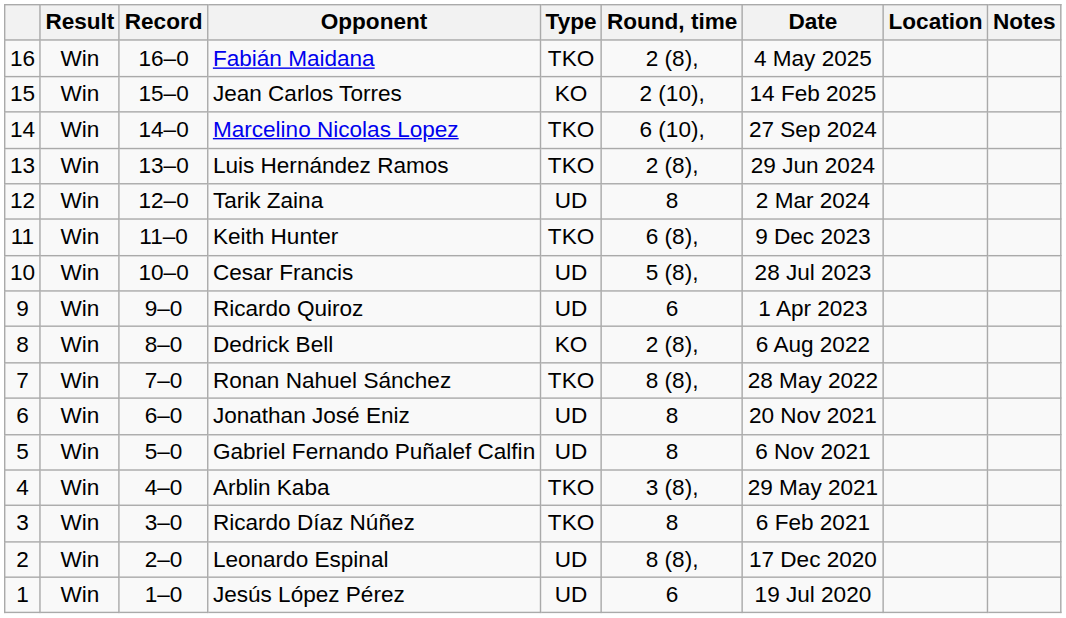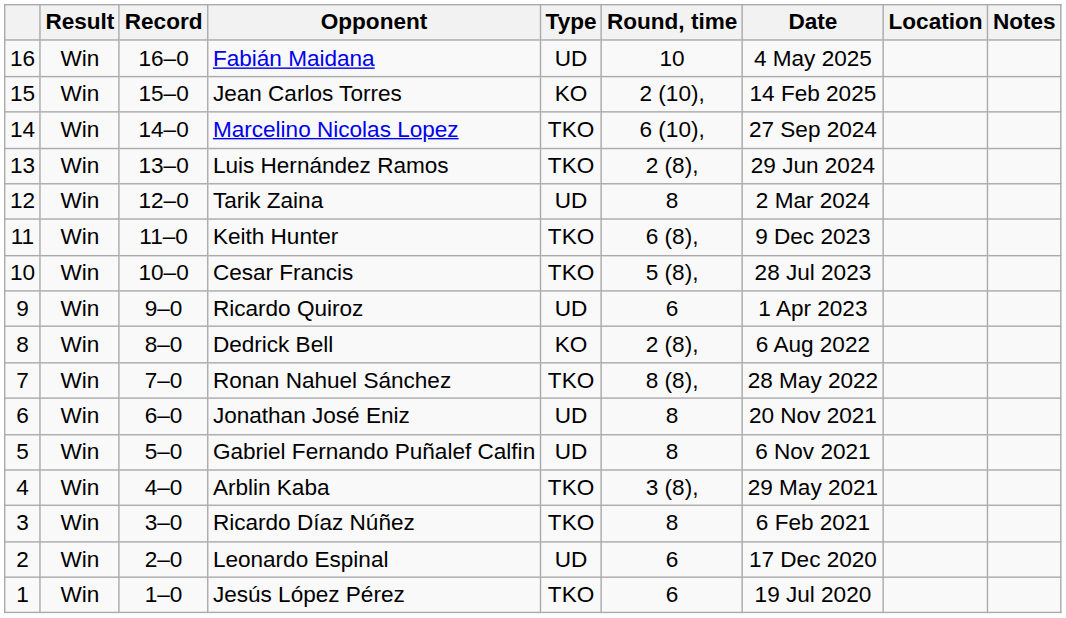(571, 58) TKO -> (571, 58) UD
(672, 58) 2 (8), -> (672, 58) 10
(571, 272) UD -> (571, 272) TKO
(672, 559) 8 (8), -> (672, 559) 6
(571, 594) UD -> (571, 594) TKO
